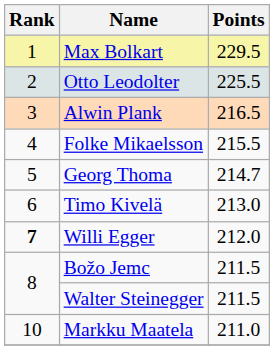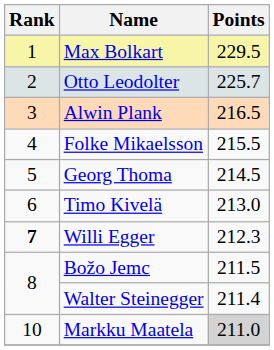(239, 81) 225.5 -> (239, 81) 225.7
(239, 174) 214.7 -> (239, 174) 214.5
(239, 236) 212.0 -> (239, 236) 212.3
(239, 298) 211.5 -> (239, 298) 211.4
(239, 329) no background -> (239, 329) lightgrey background
